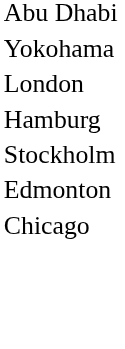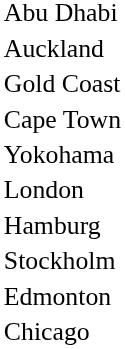+ row: (54, 48)
+ row: (62, 83)
+ row: (62, 119)
